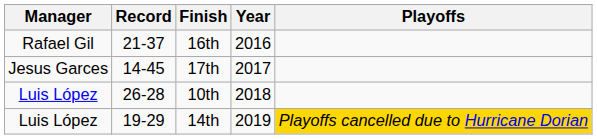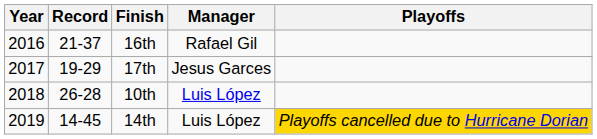columns swapped: (253, 17) <-> (58, 17)
(144, 69) 14-45 -> (80, 69) 19-29
(144, 120) 19-29 -> (80, 120) 14-45
